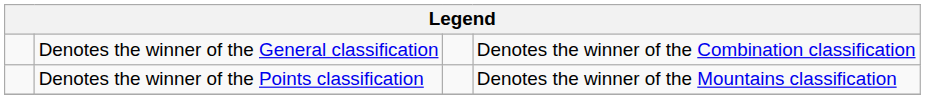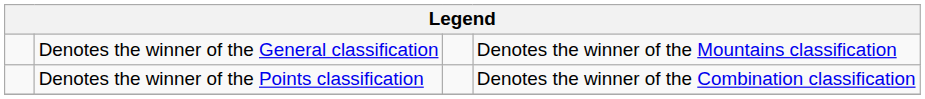(696, 49) Denotes the winner of the Combination classification -> (687, 49) Denotes the winner of the Mountains classification
(687, 79) Denotes the winner of the Mountains classification -> (696, 79) Denotes the winner of the Combination classification
